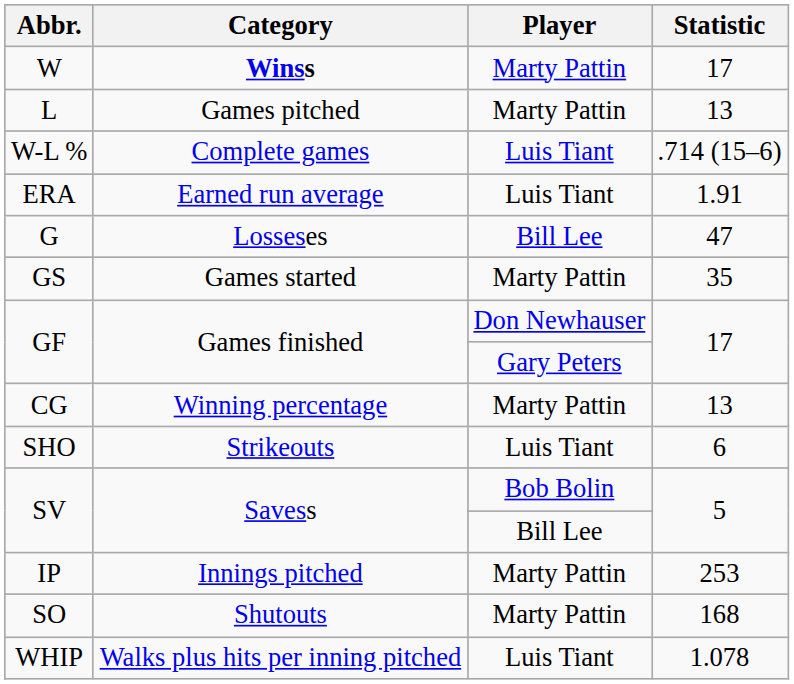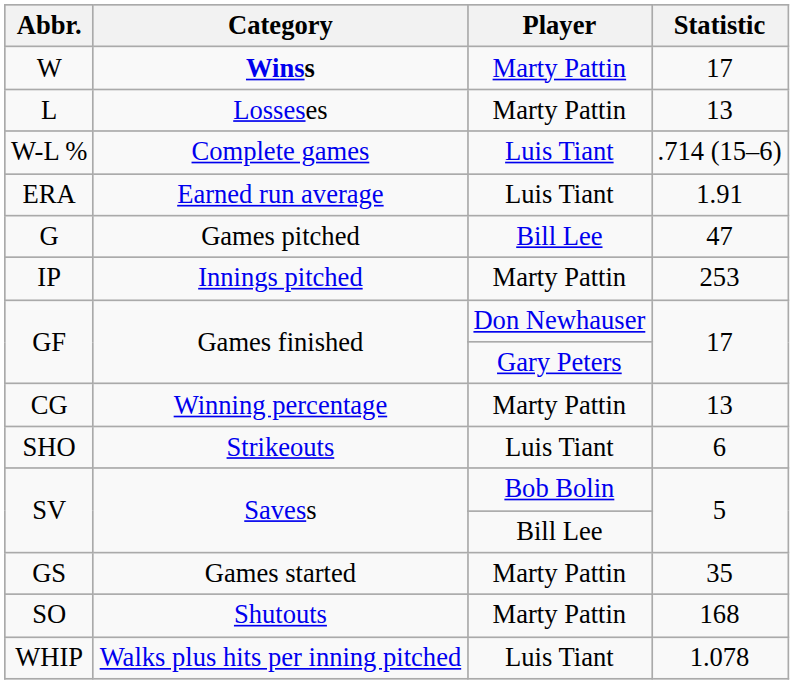(280, 109) Games pitched -> (280, 109) Losseses
(280, 236) Losseses -> (280, 236) Games pitched
rows swapped: (49, 278) <-> (49, 573)
